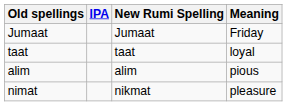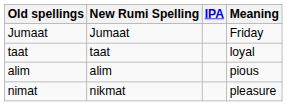columns swapped: (169, 14) <-> (99, 14)
